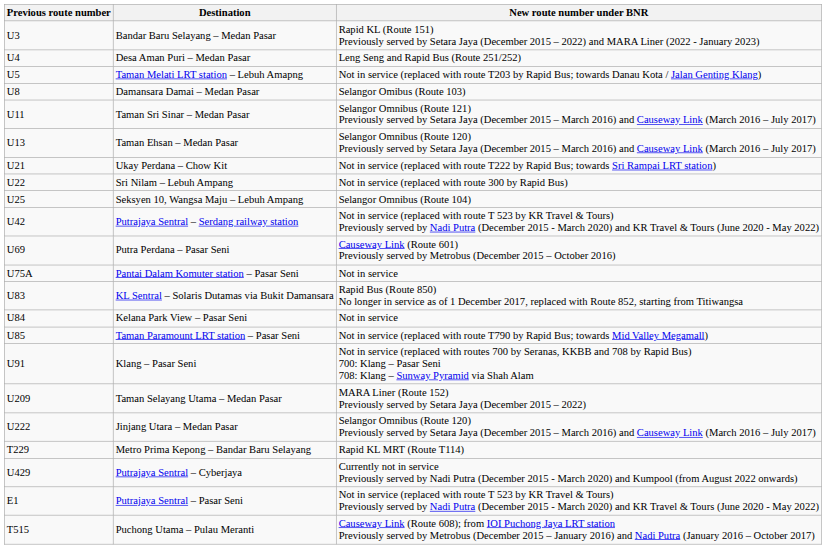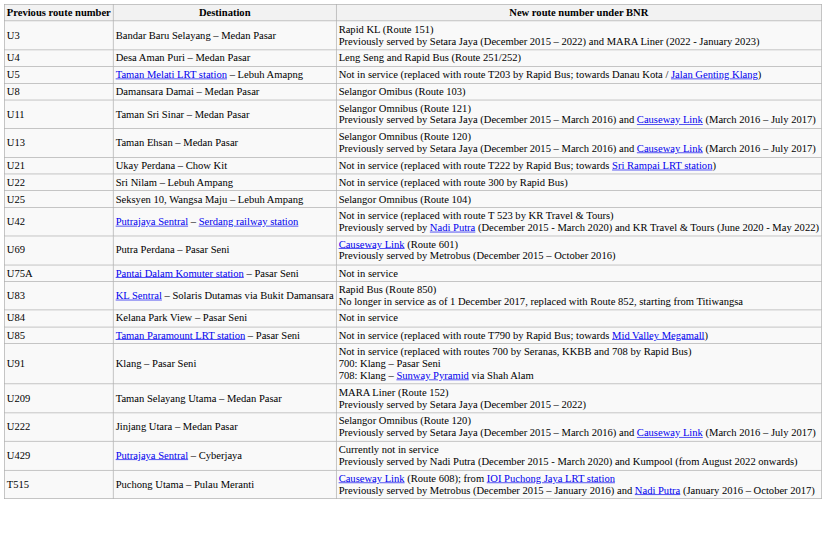- row: (213, 449)
- row: (179, 501)
